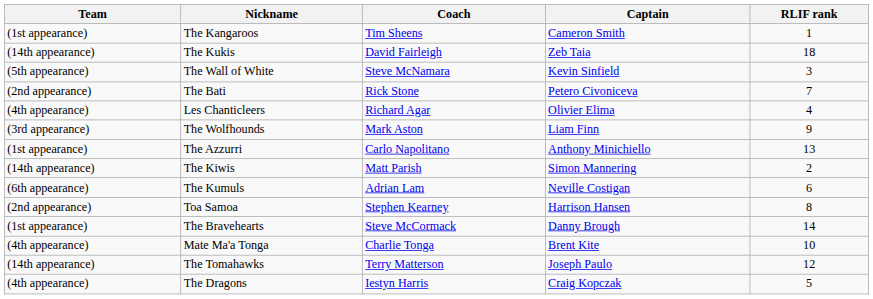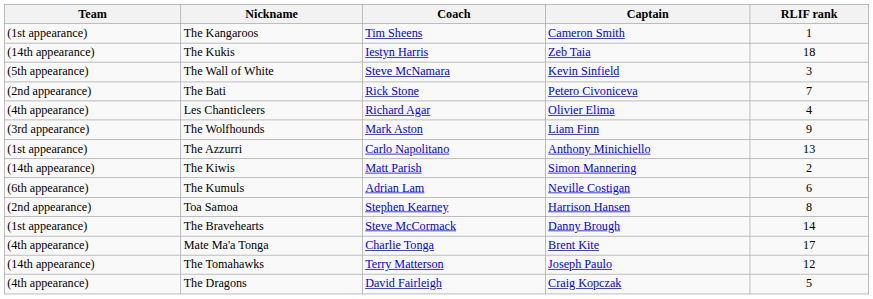(404, 52) David Fairleigh -> (397, 52) Iestyn Harris
(809, 245) 10 -> (809, 245) 17
(397, 284) Iestyn Harris -> (404, 284) David Fairleigh
